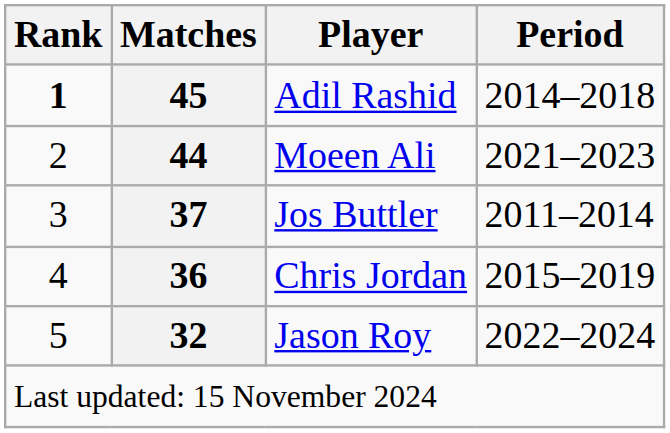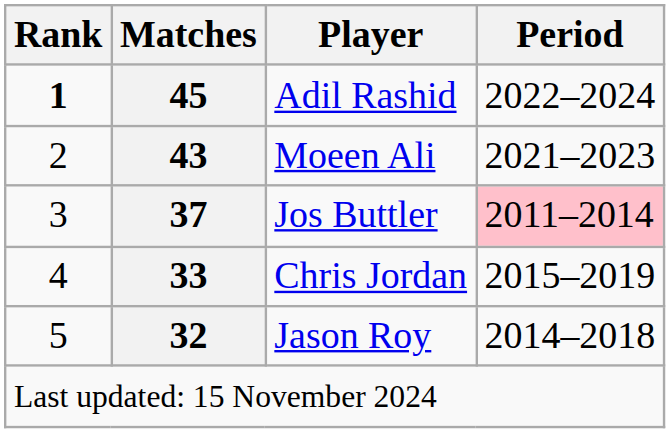(570, 94) 2014–2018 -> (570, 94) 2022–2024
(188, 154) 44 -> (188, 154) 43
(569, 214) no background -> (569, 214) pink background
(188, 275) 36 -> (188, 275) 33
(570, 335) 2022–2024 -> (570, 335) 2014–2018
